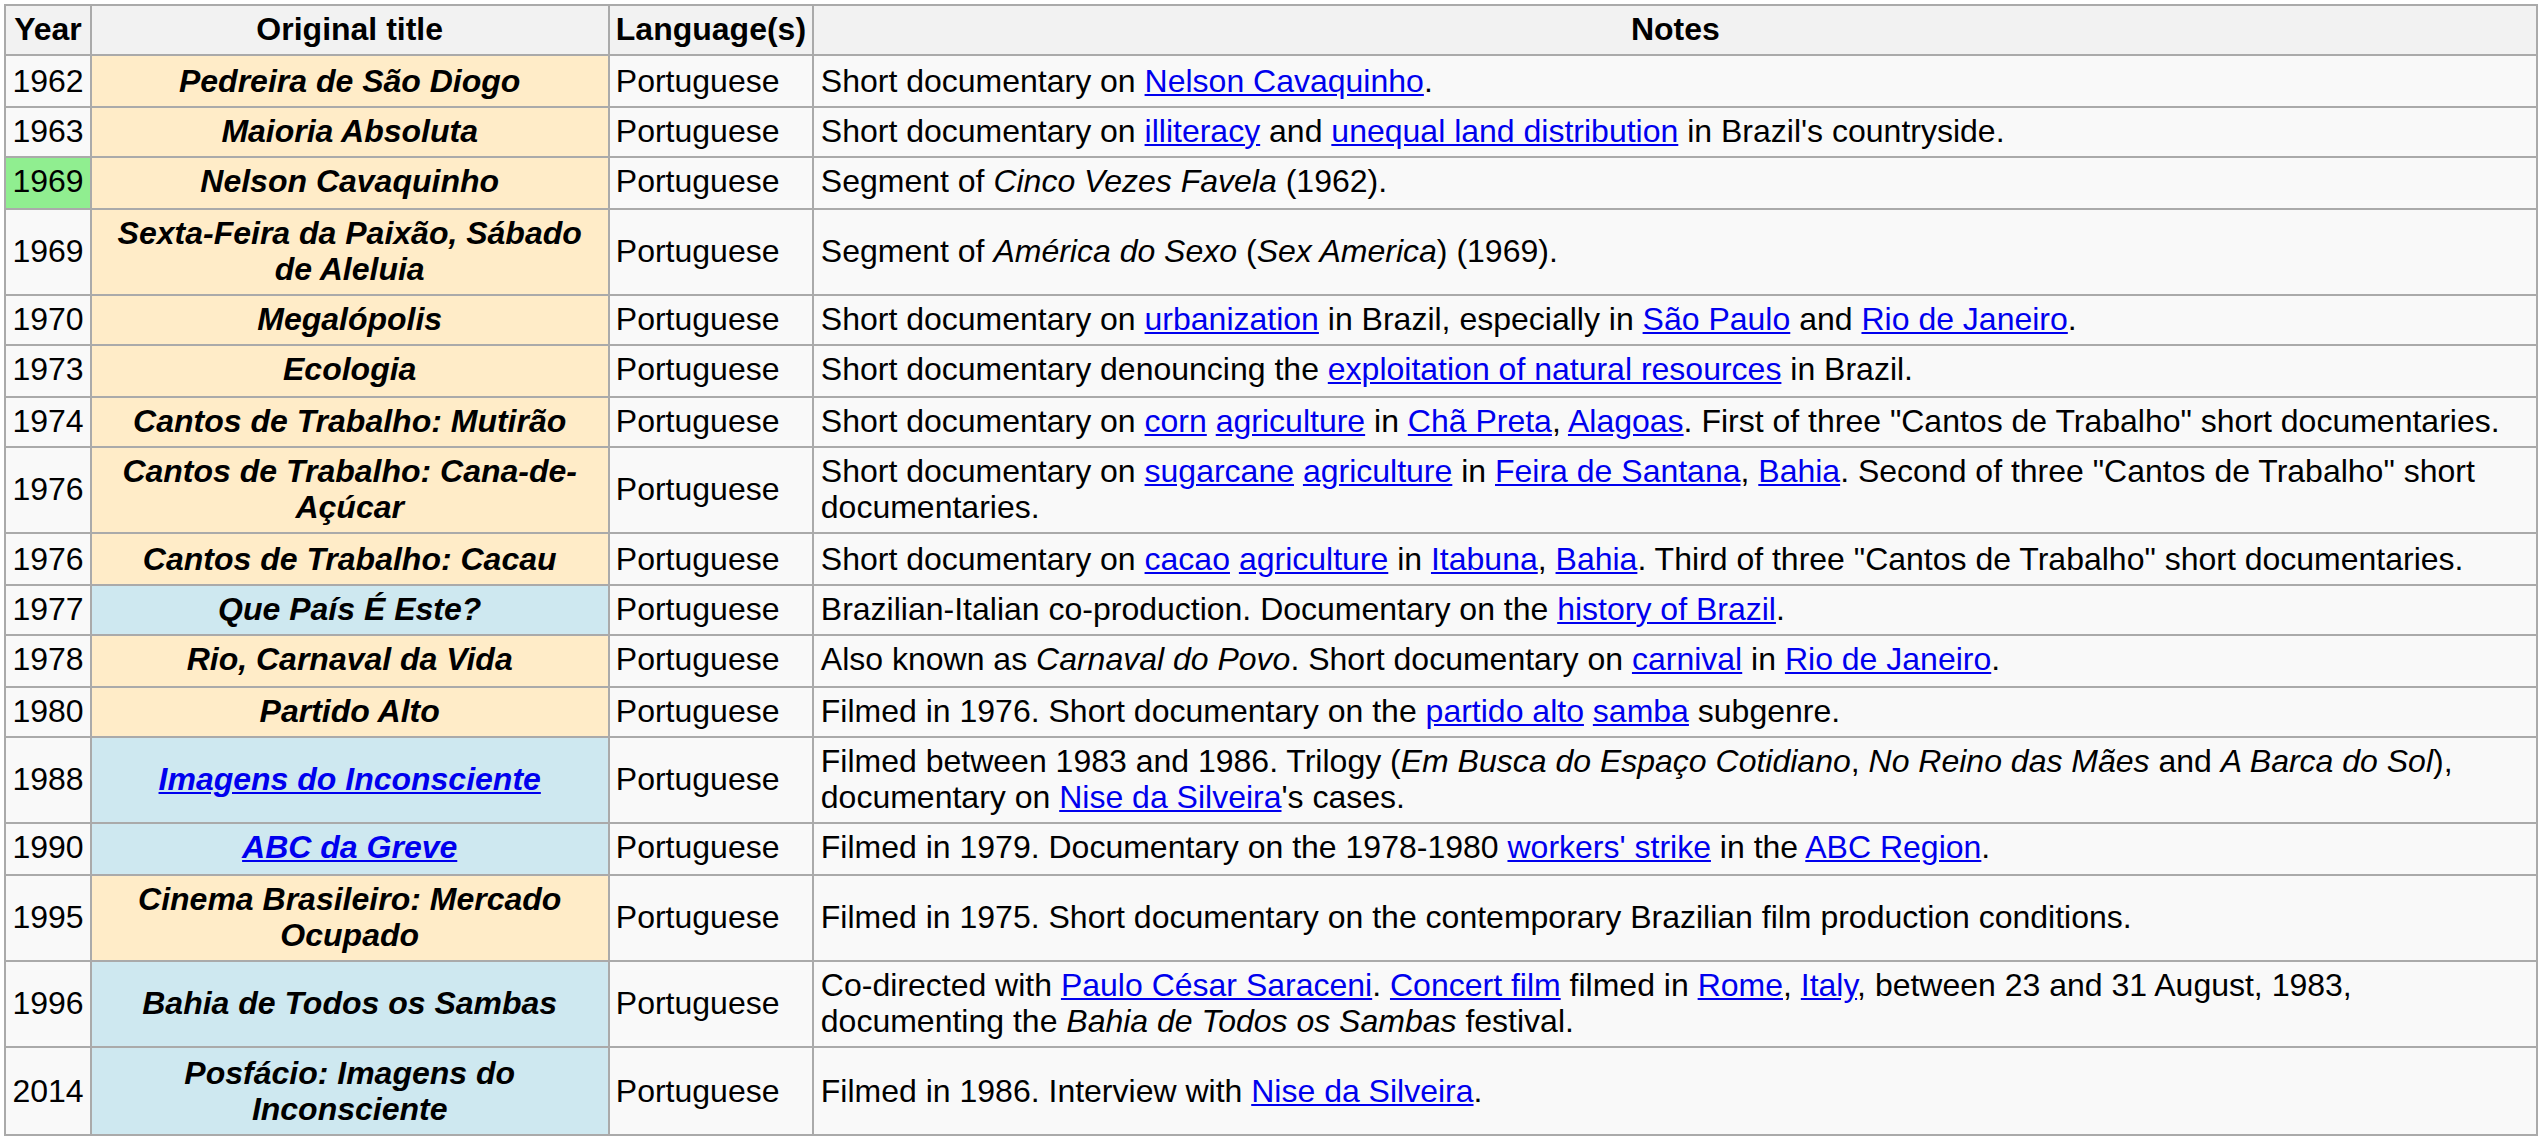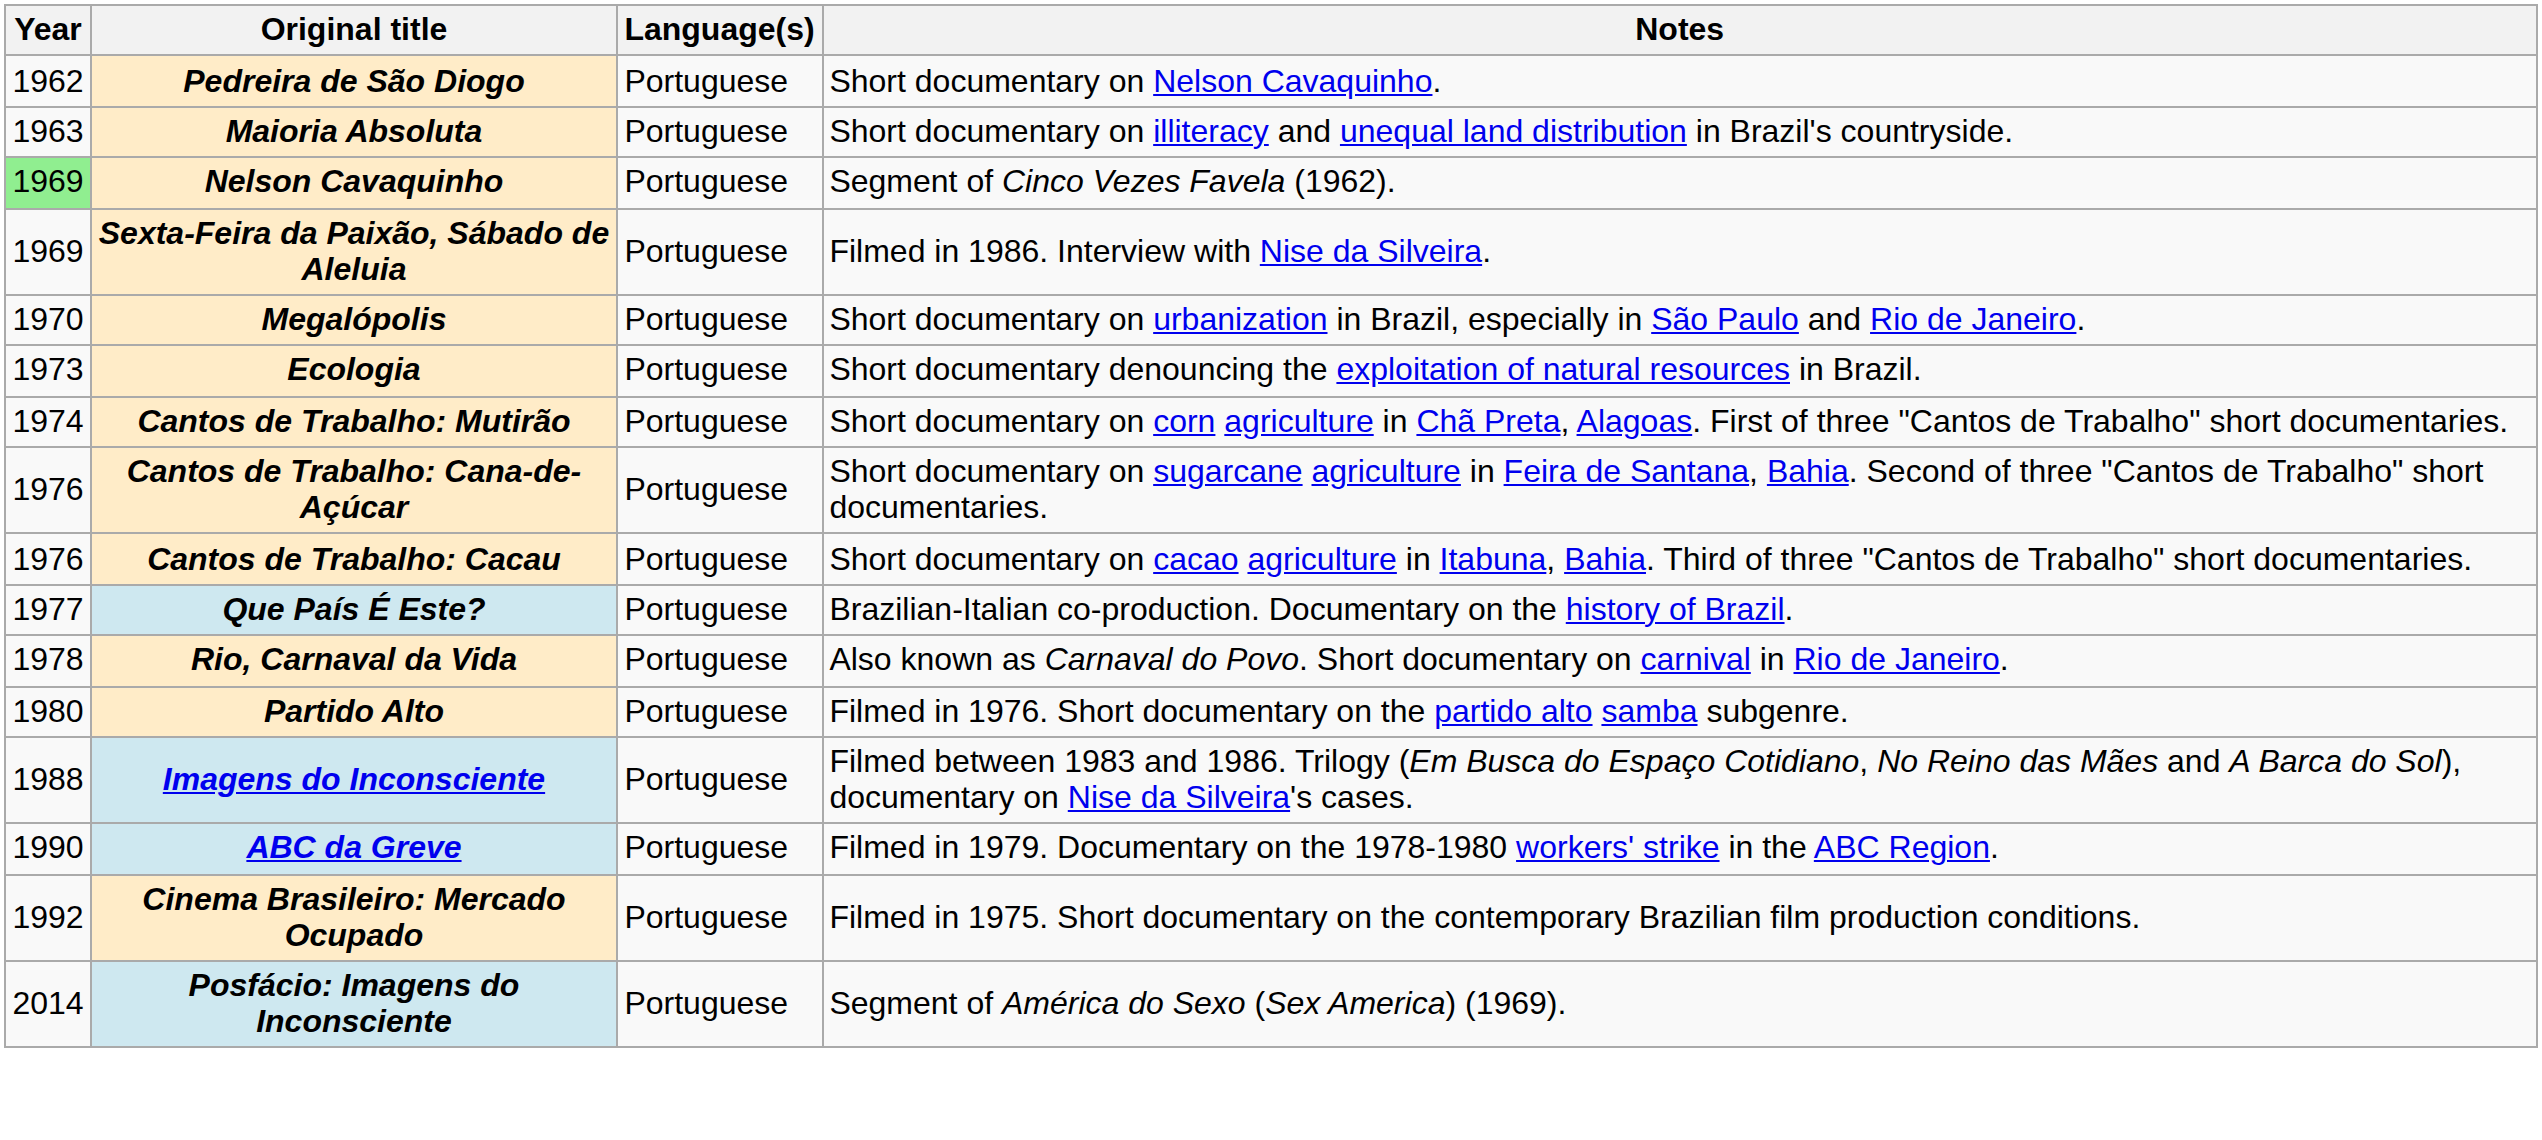(1189, 250) Segment of América do Sexo (Sex America) (1969). -> (1160, 250) Filmed in 1986. Interview with Nise da Silveira.
(48, 917) 1995 -> (48, 917) 1992
- row: (350, 1003)
(1152, 1090) Filmed in 1986. Interview with Nise da Silveira. -> (1198, 1003) Segment of América do Sexo (Sex America) (1969).
